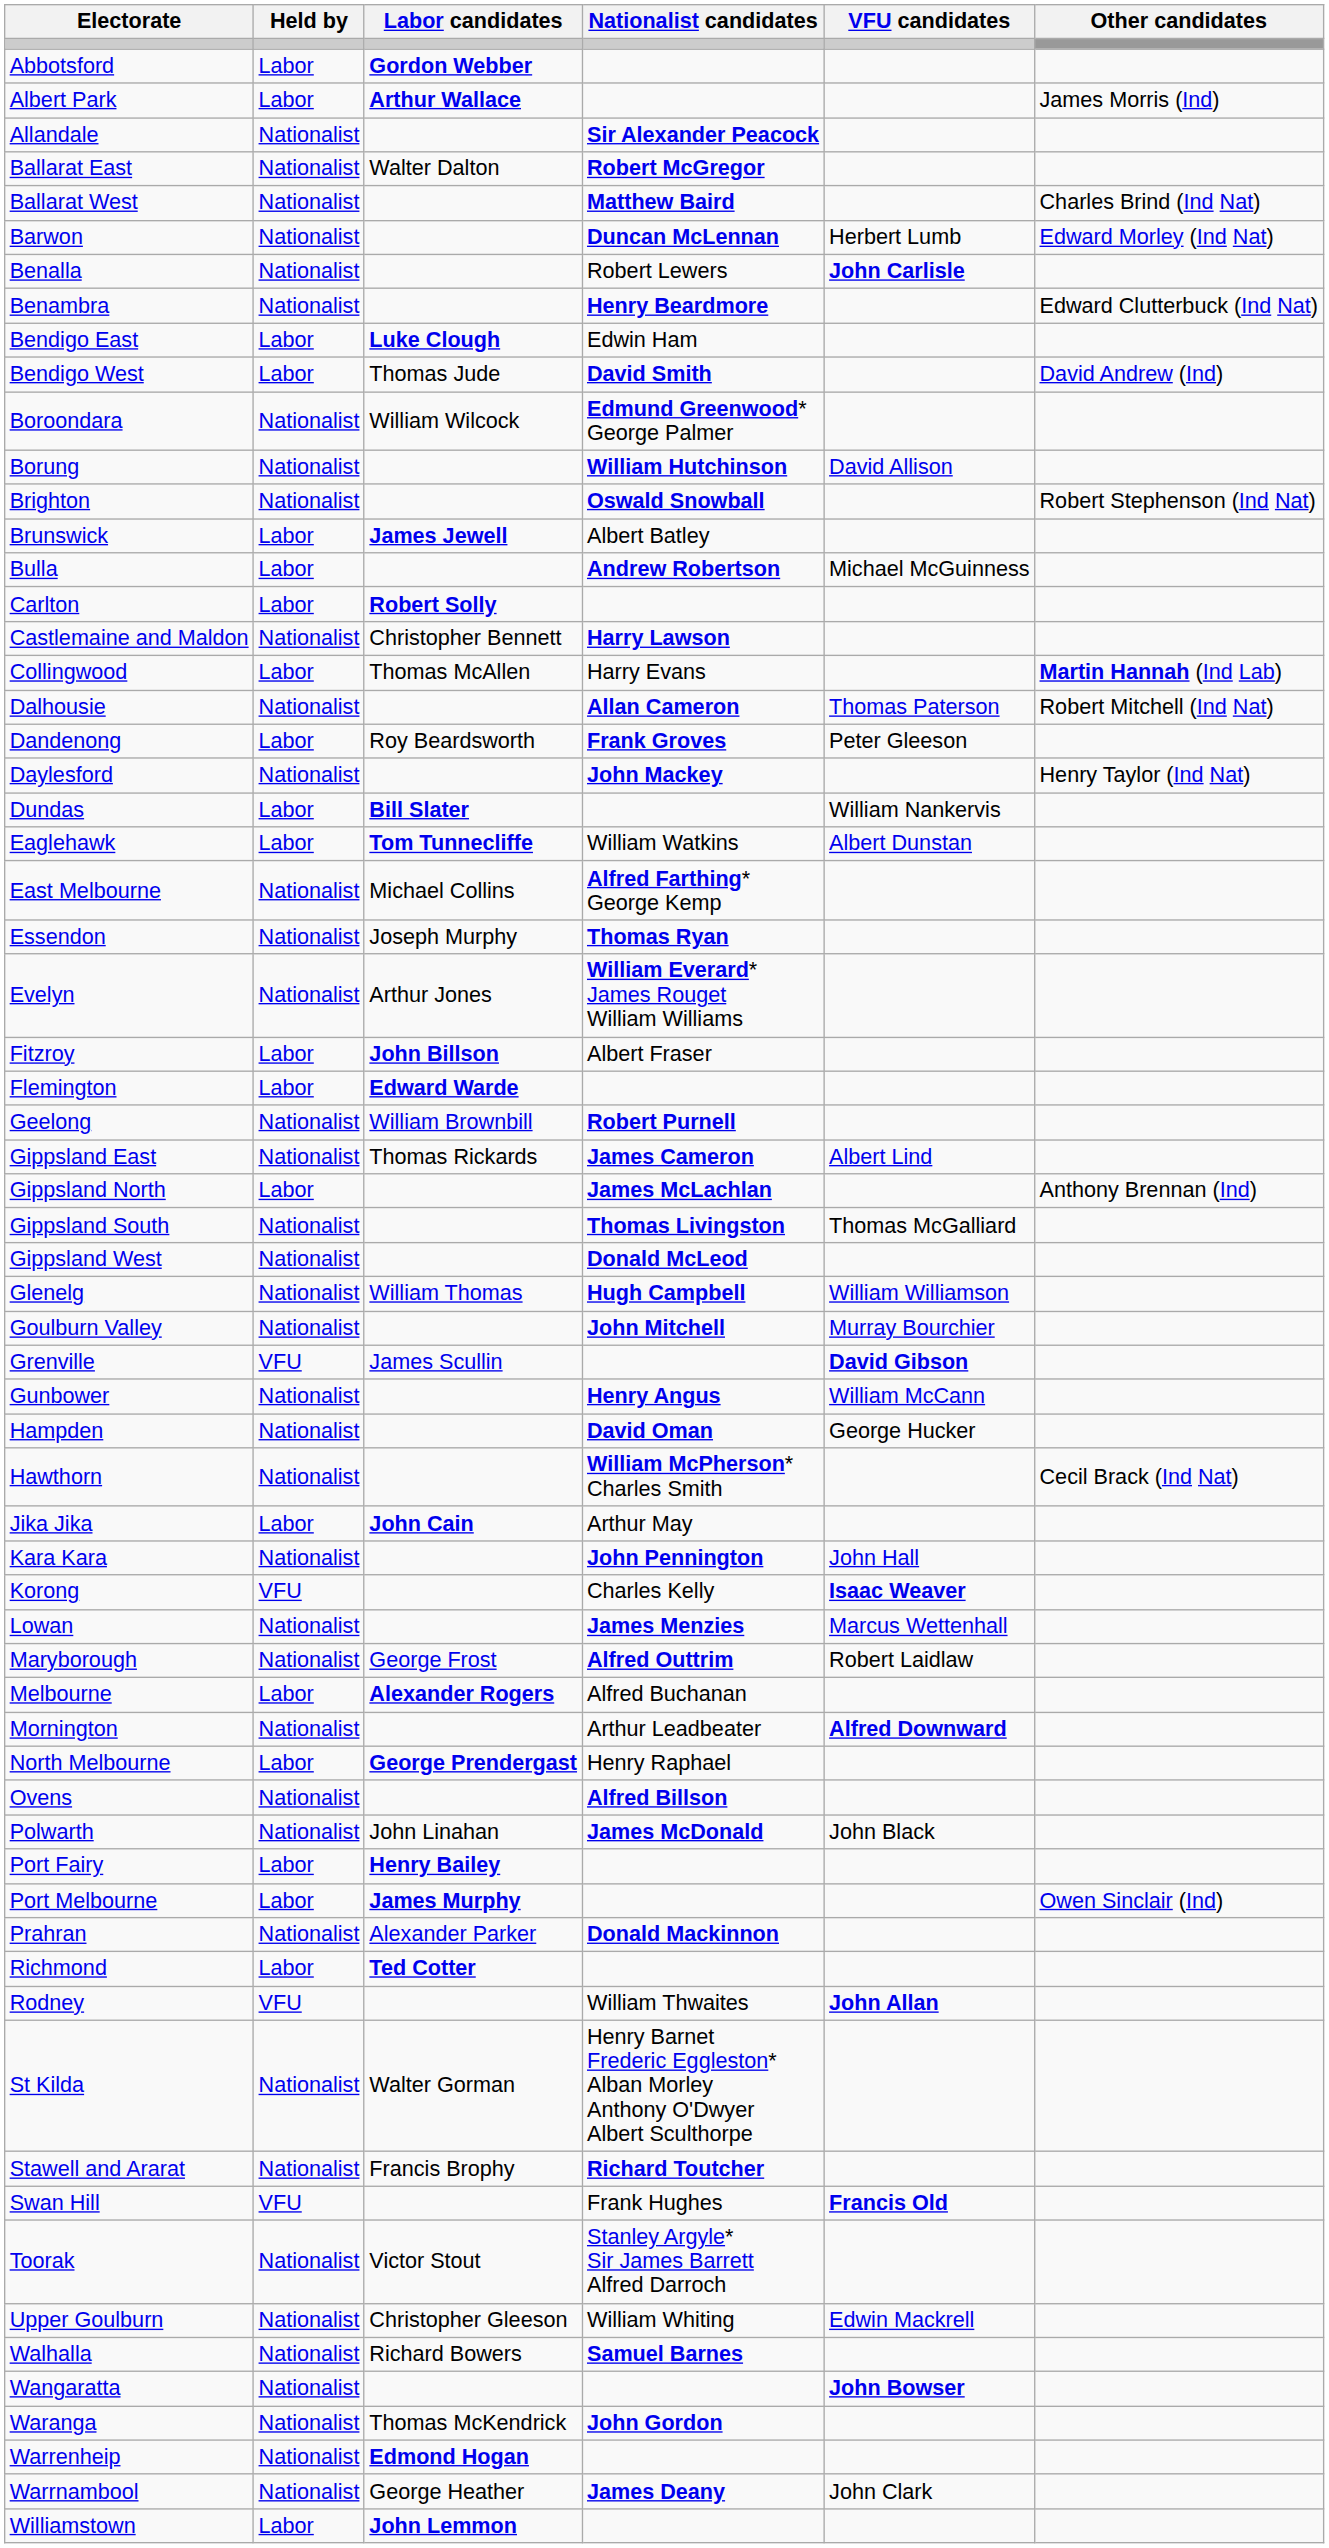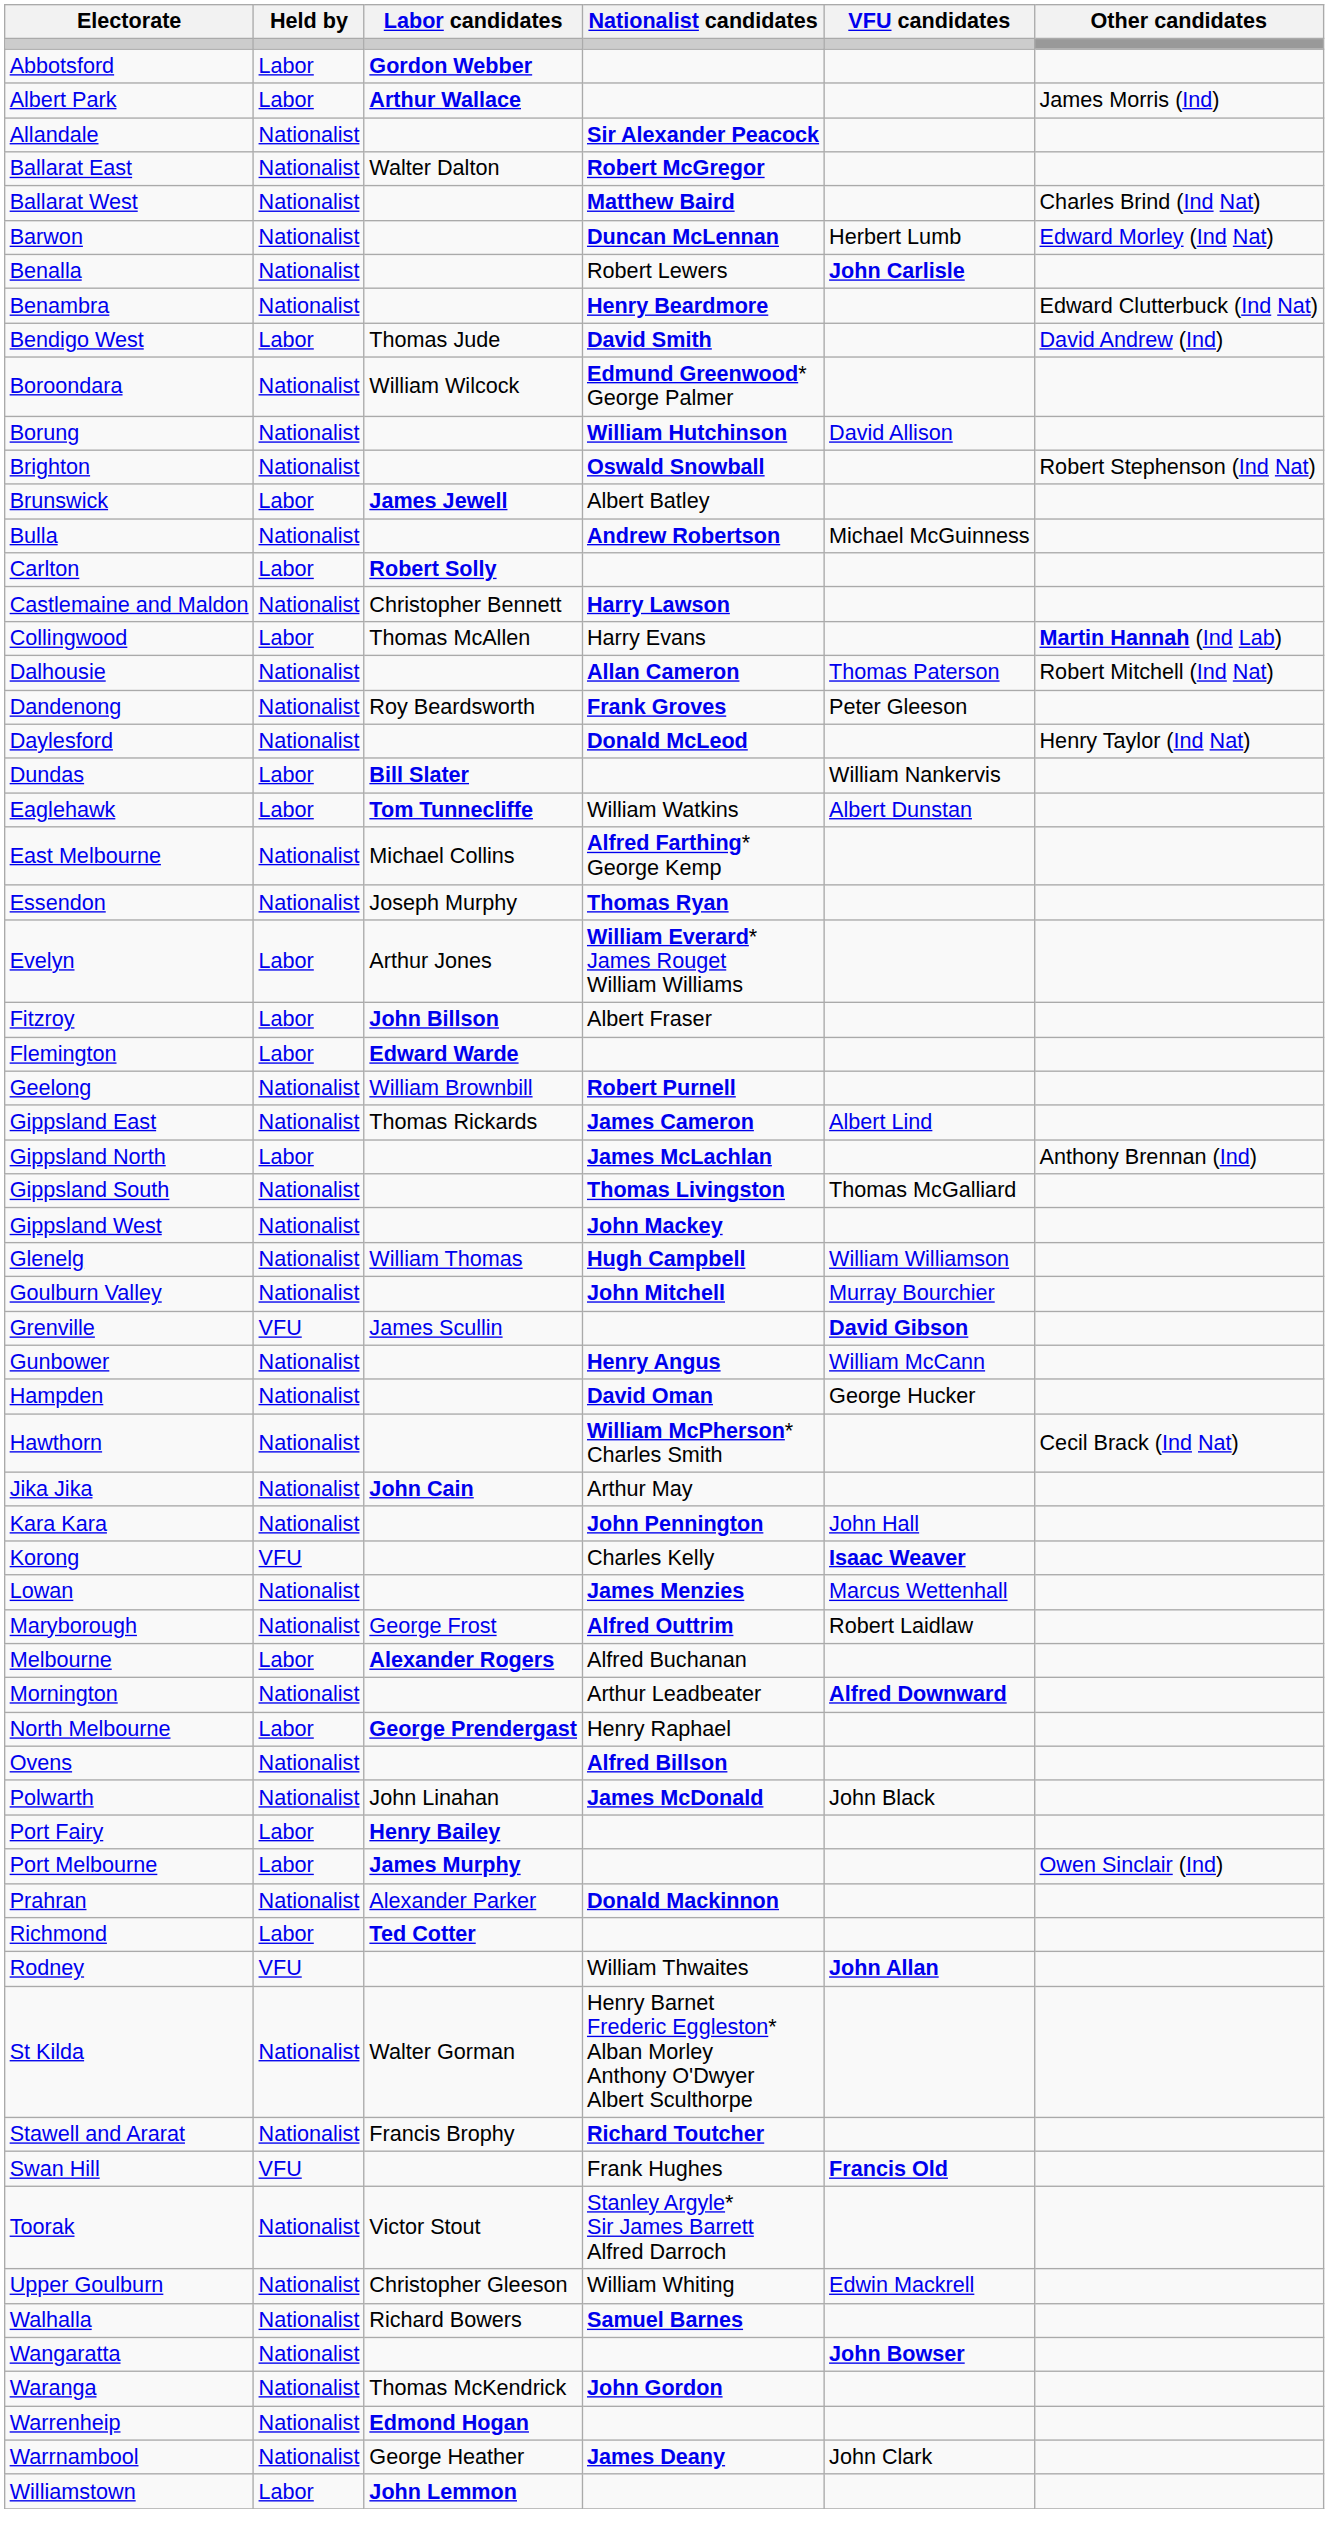- row: (74, 339)
(286, 569) Labor -> (309, 535) Nationalist
(286, 741) Labor -> (309, 706) Nationalist
(655, 775) John Mackey -> (667, 741) Donald McLeod
(309, 995) Nationalist -> (286, 960) Labor
(667, 1259) Donald McLeod -> (655, 1224) John Mackey
(286, 1523) Labor -> (309, 1489) Nationalist
